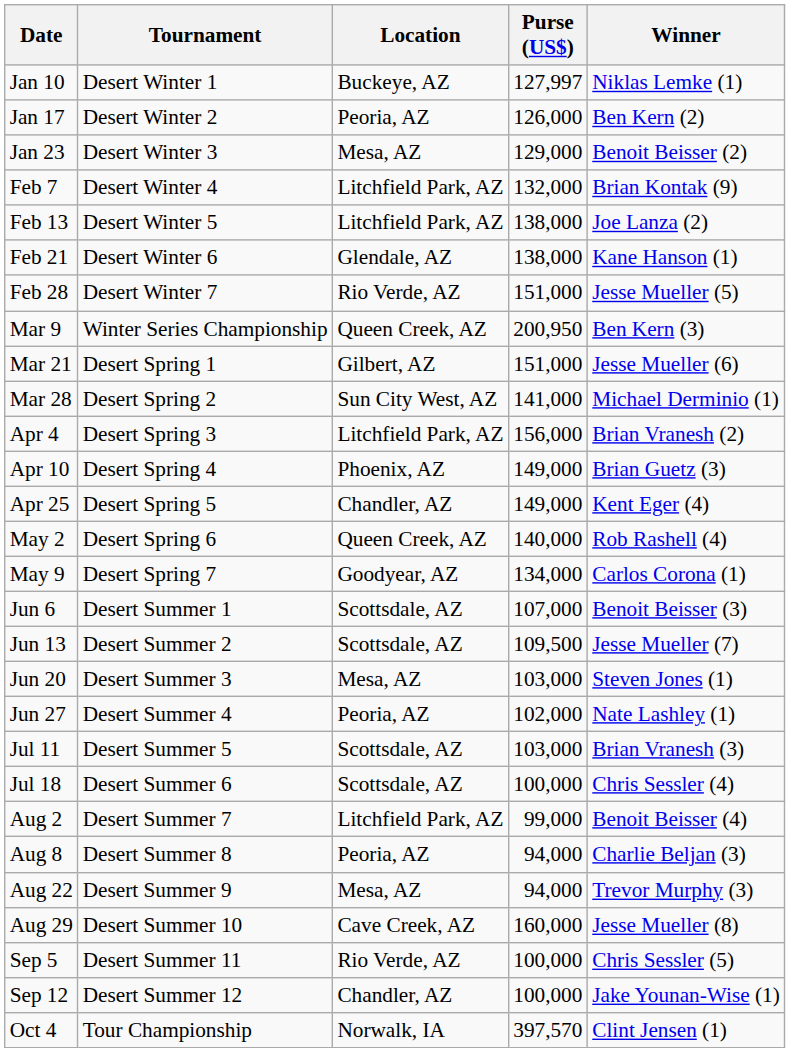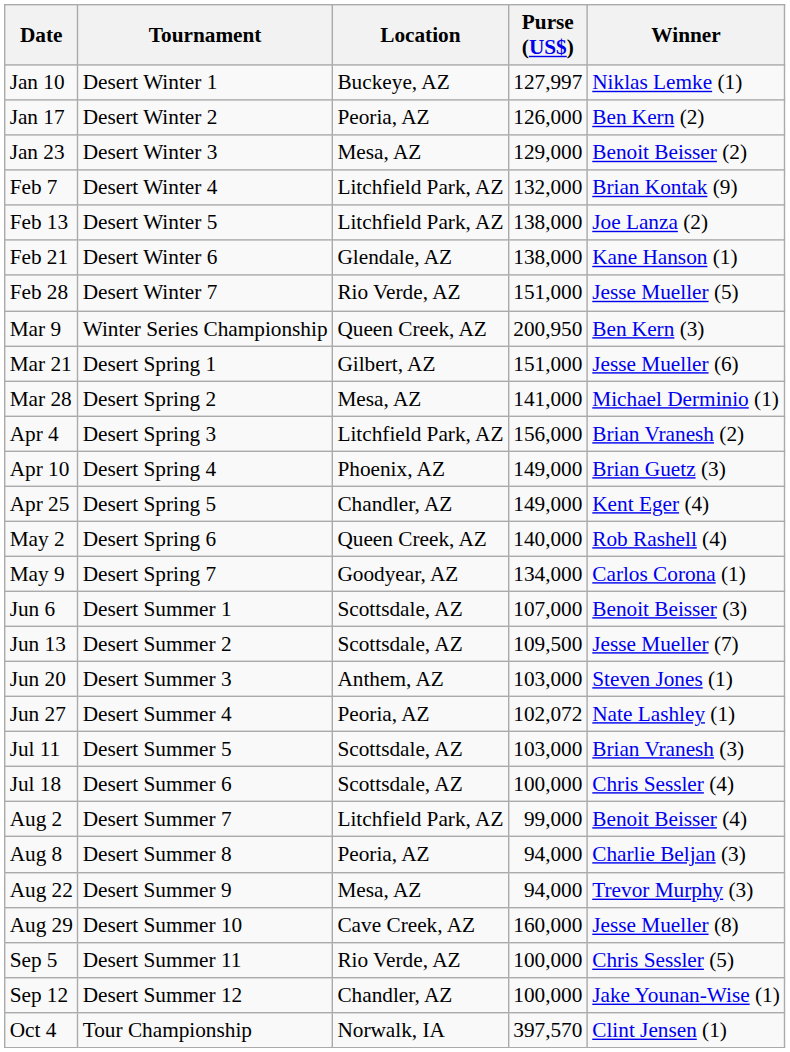(417, 398) Sun City West, AZ -> (379, 398) Mesa, AZ
(379, 679) Mesa, AZ -> (391, 679) Anthem, AZ
(548, 714) 102,000 -> (548, 714) 102,072
